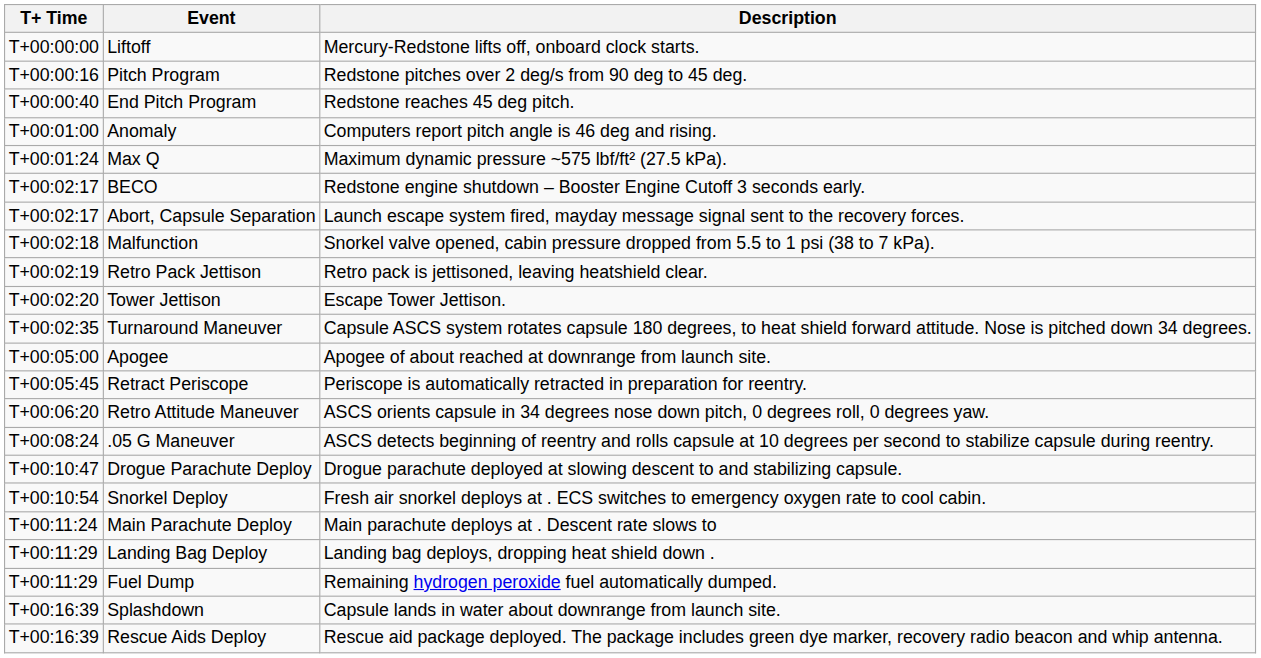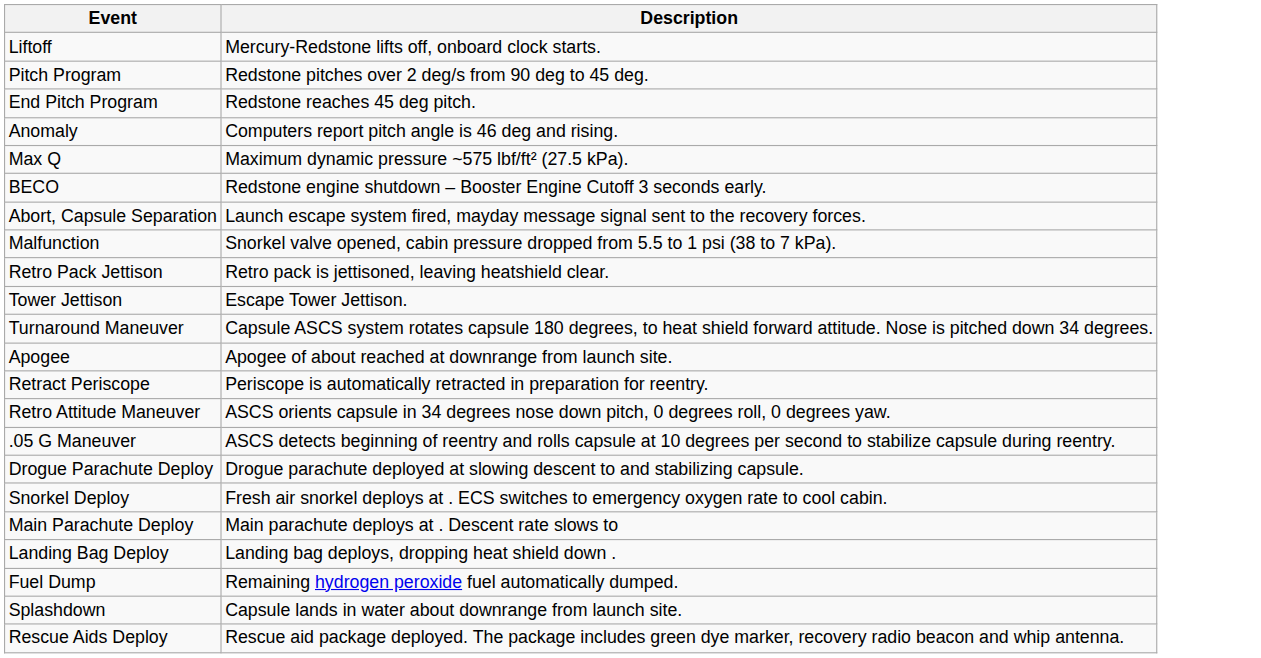- column: (54, 18)
